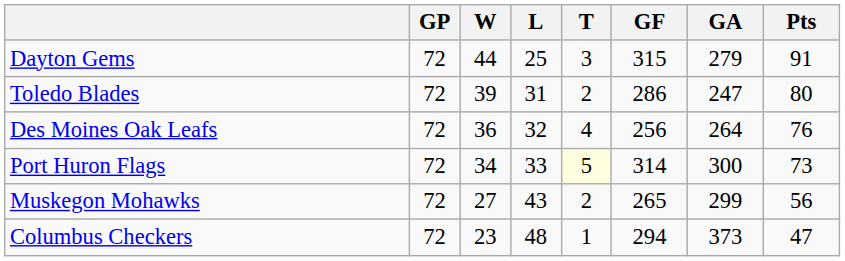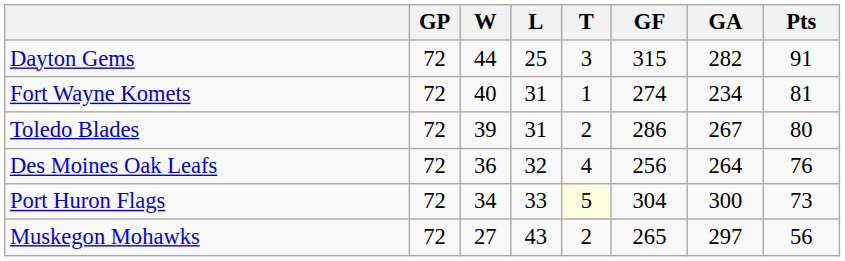(725, 58) 279 -> (725, 58) 282
+ row: (100, 93)
(725, 93) 247 -> (725, 129) 267
(649, 165) 314 -> (649, 201) 304
(725, 201) 299 -> (725, 237) 297
- row: (101, 237)
